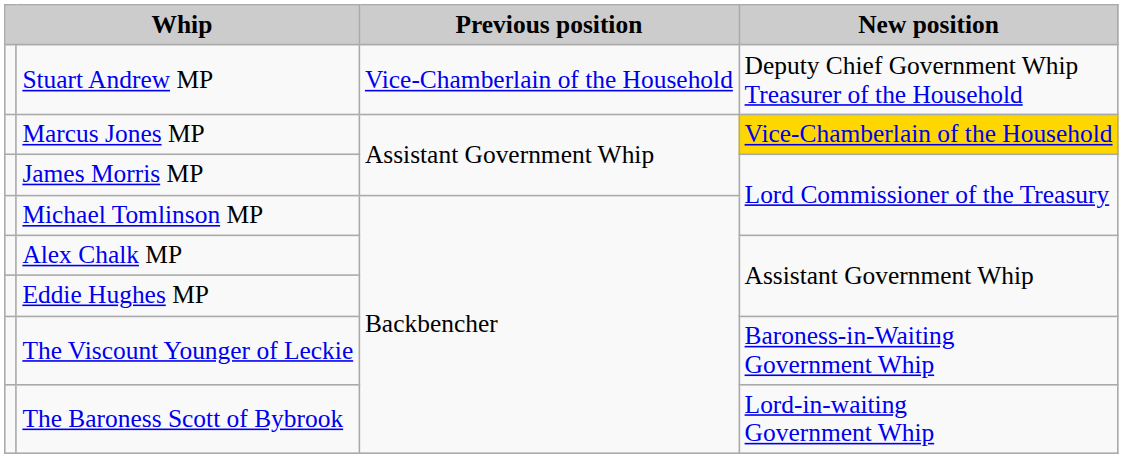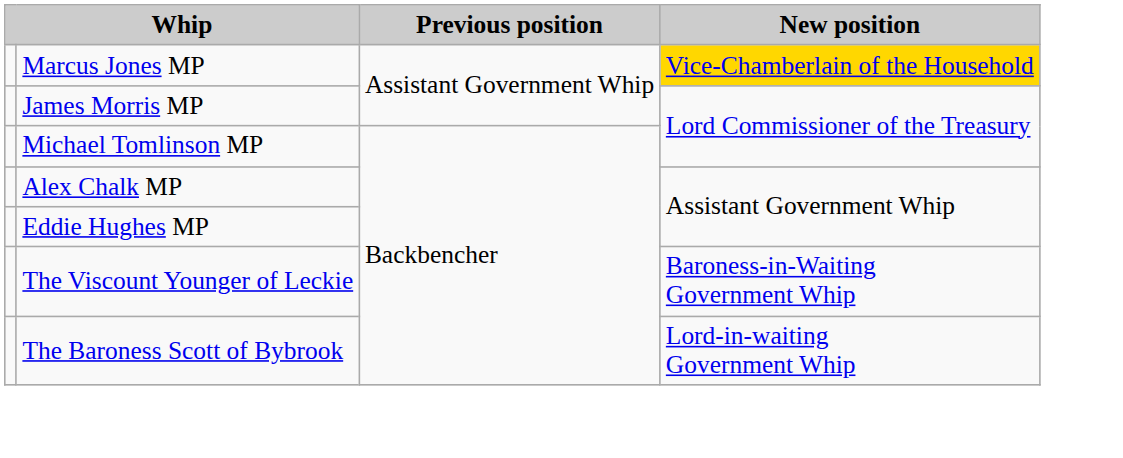- row: (118, 79)
